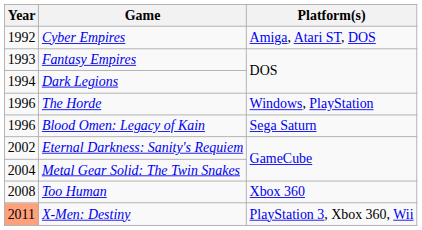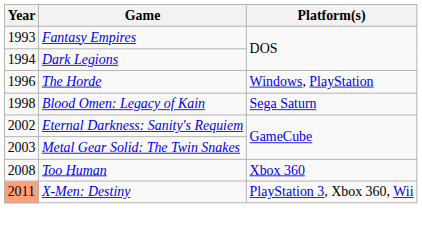- row: (84, 37)
(22, 125) 1996 -> (22, 103) 1998
(22, 170) 2004 -> (22, 147) 2003
